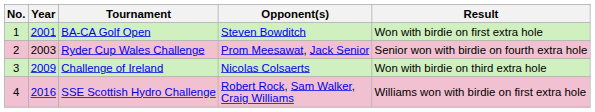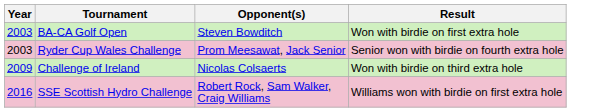- column: (16, 14)
(43, 32) 2001 -> (20, 32) 2003
